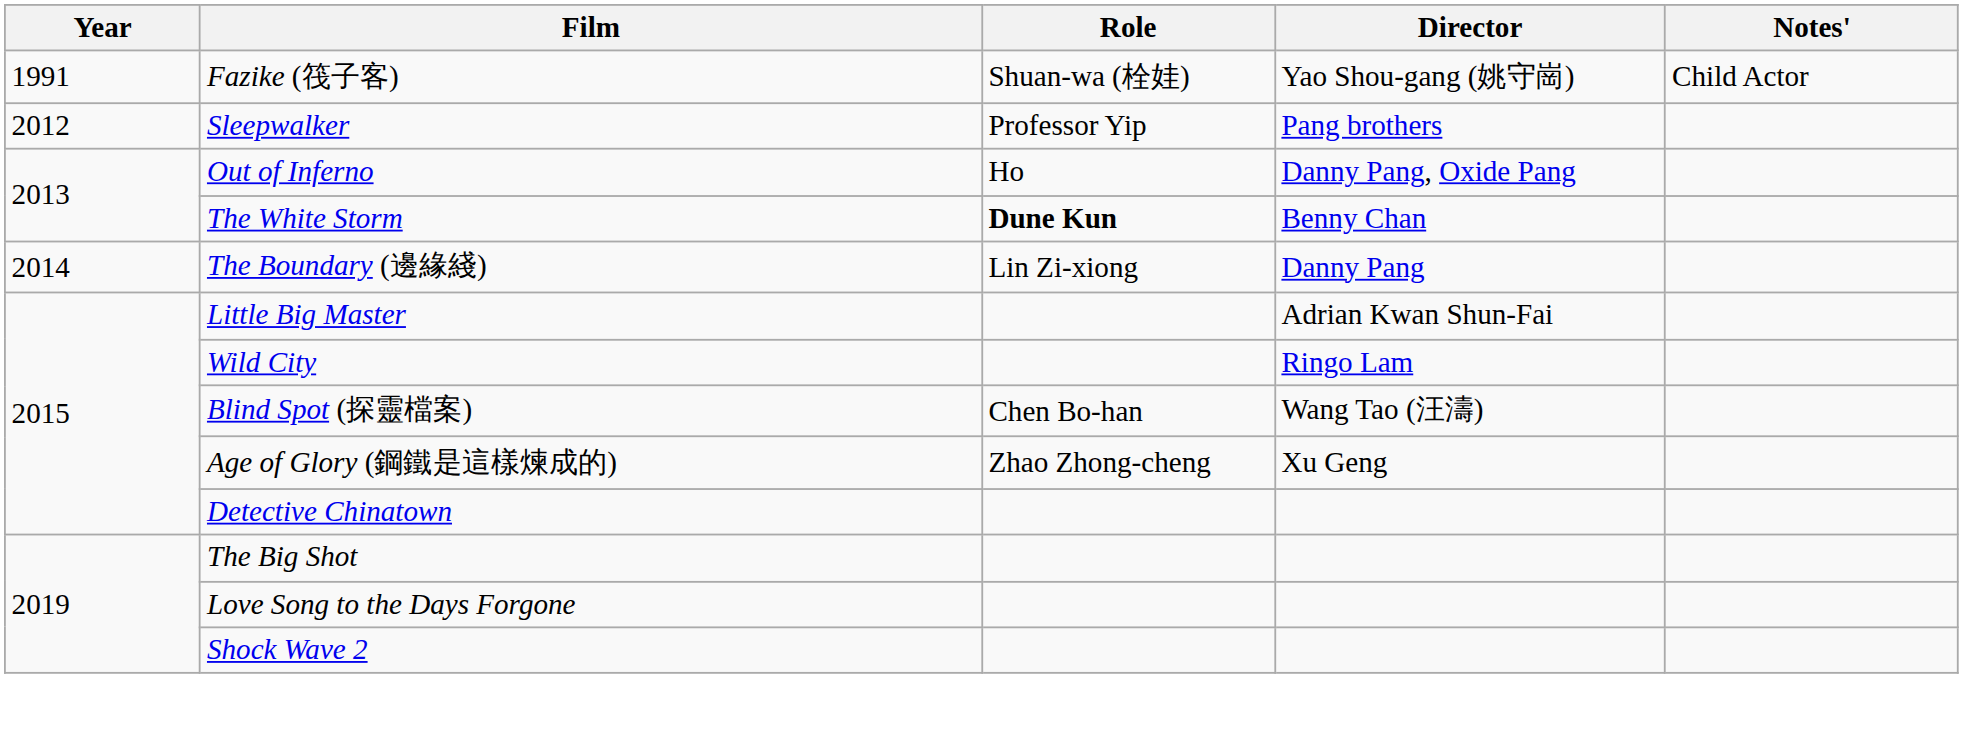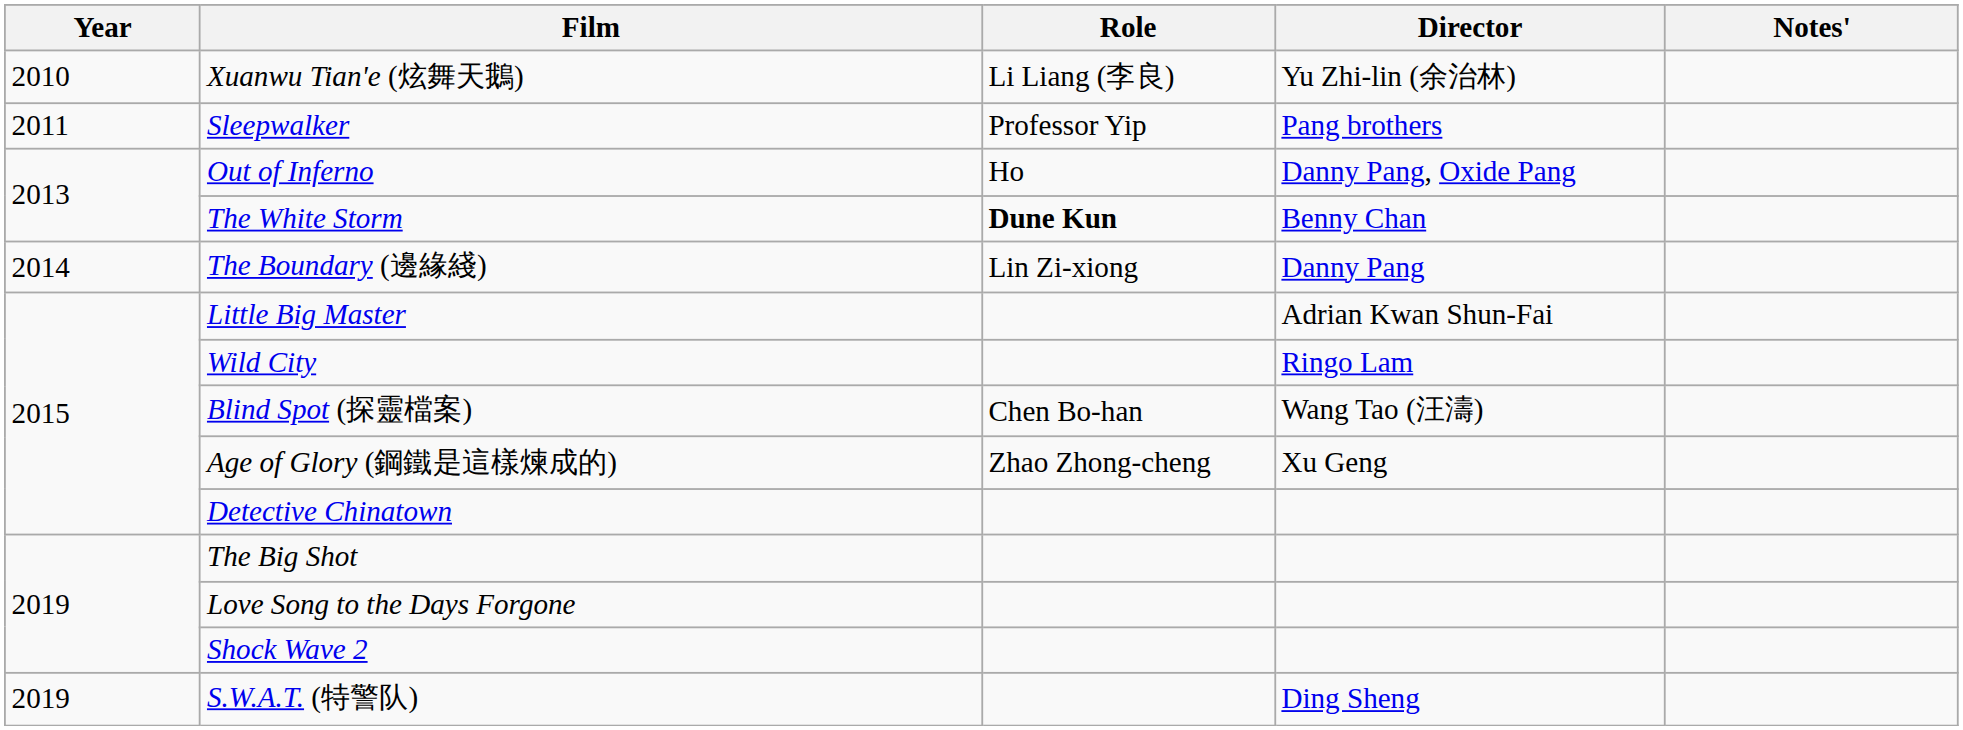- row: (303, 75)
+ row: (365, 75)
(41, 125) 2012 -> (40, 125) 2011
+ row: (313, 697)
